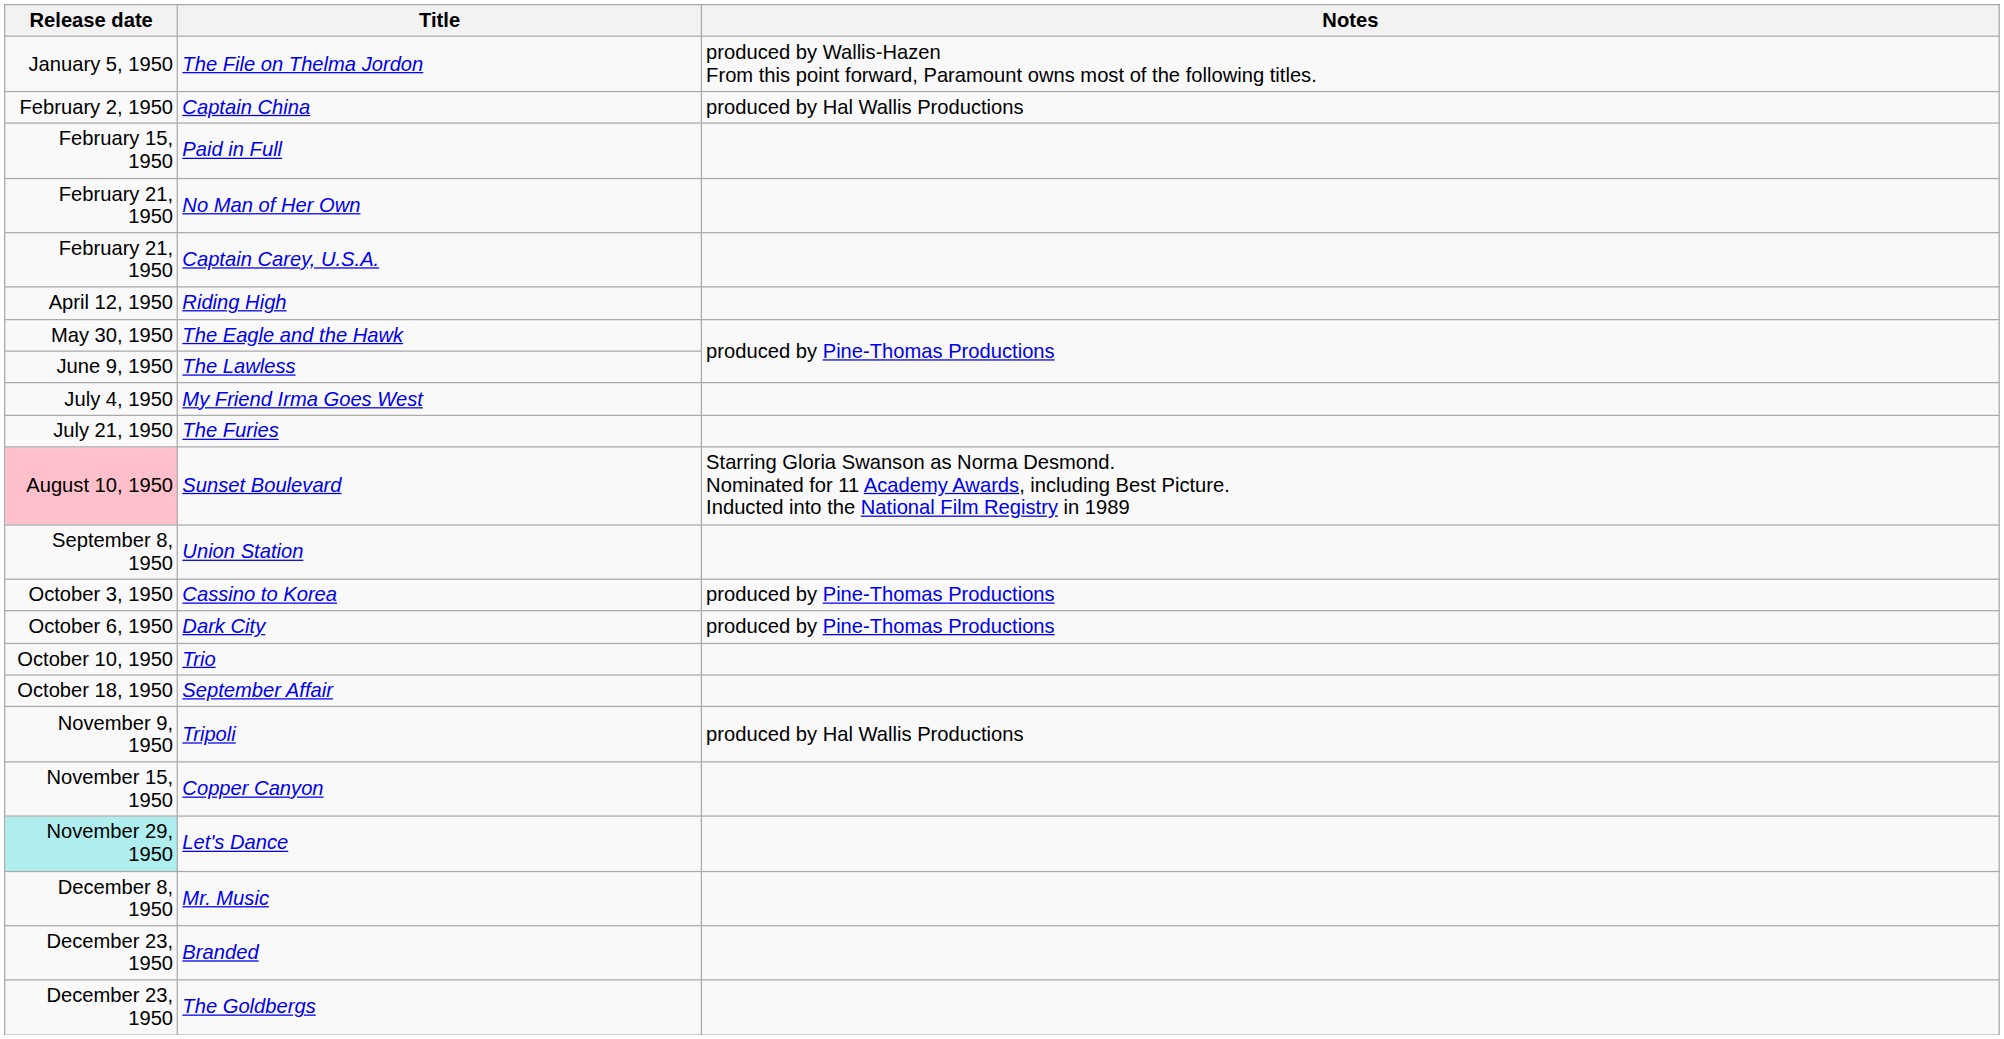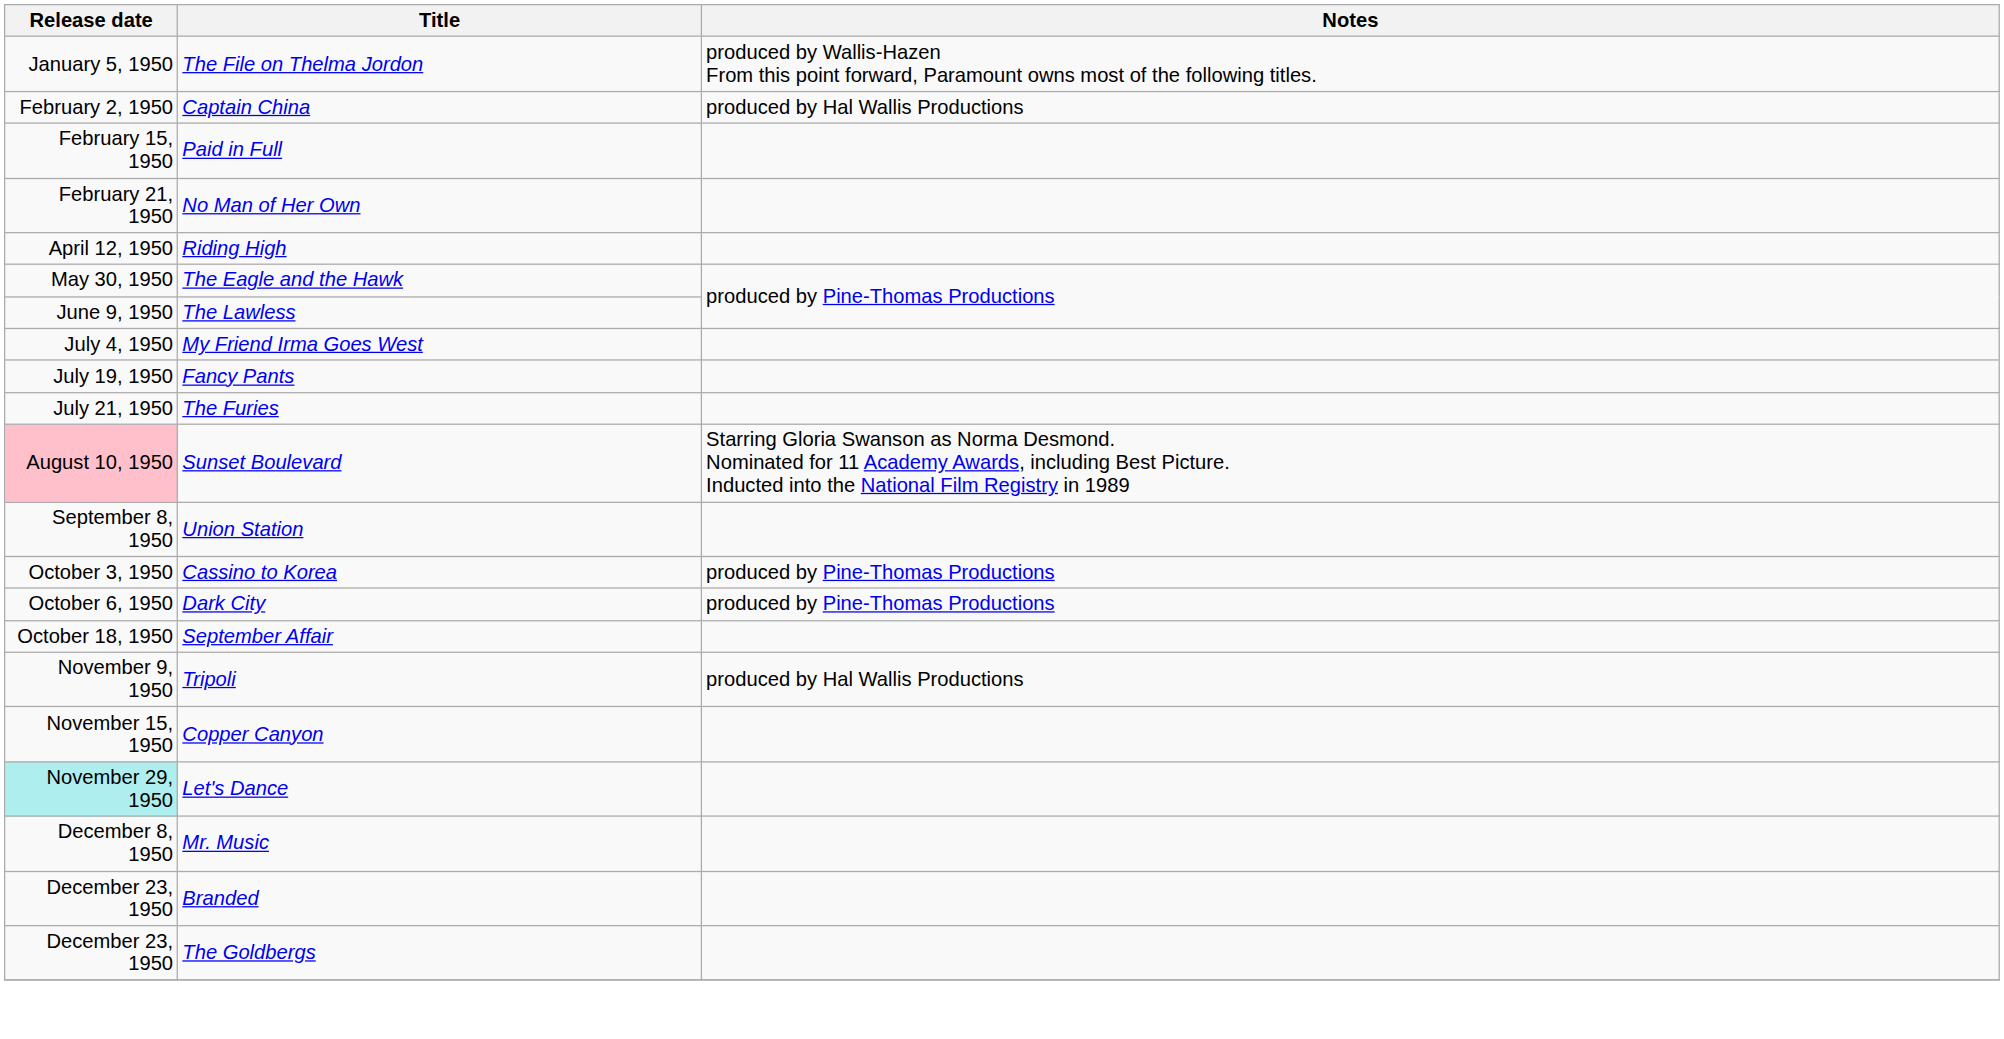- row: (281, 259)
+ row: (238, 376)
- row: (199, 658)
